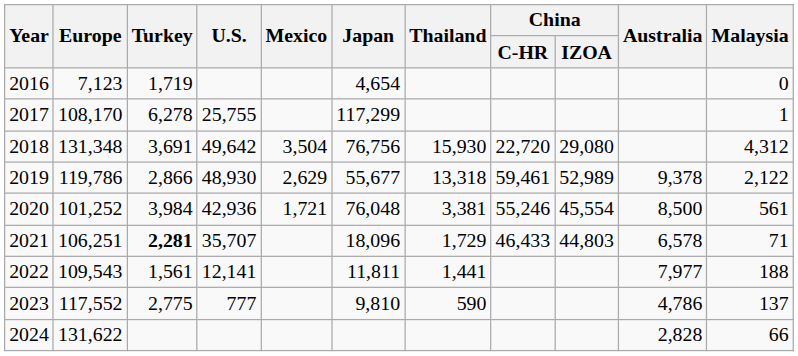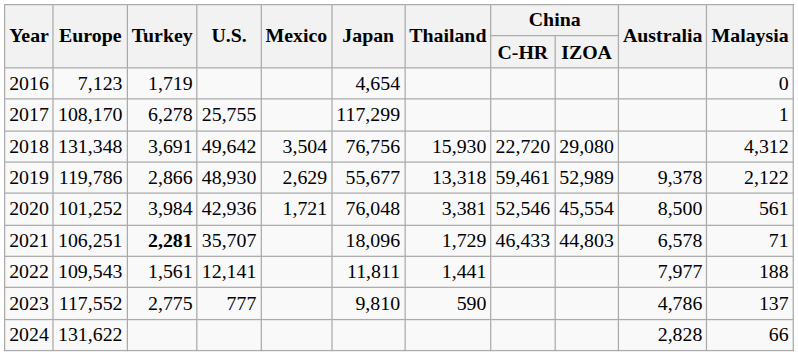(523, 209) 55,246 -> (523, 209) 52,546
